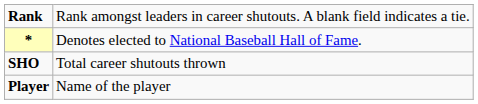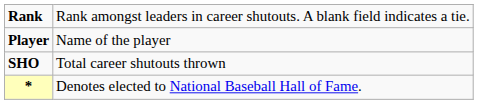rows swapped: (29, 87) <-> (29, 39)
